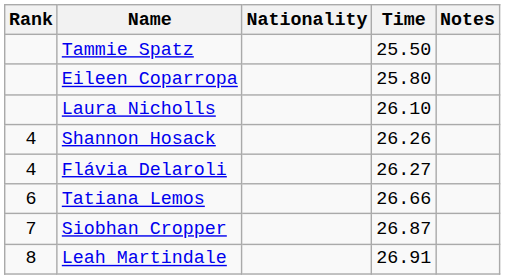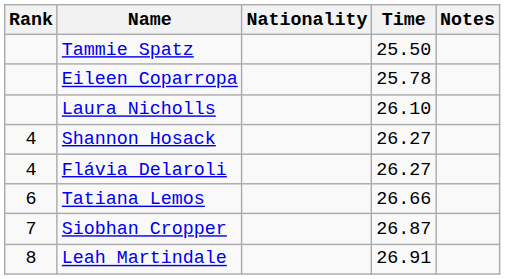(404, 79) 25.80 -> (404, 79) 25.78
(404, 139) 26.26 -> (404, 139) 26.27
